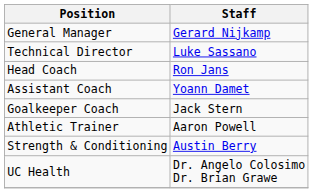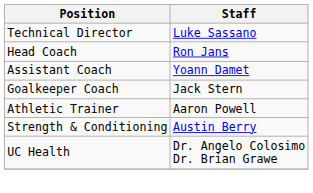- row: (59, 33)
